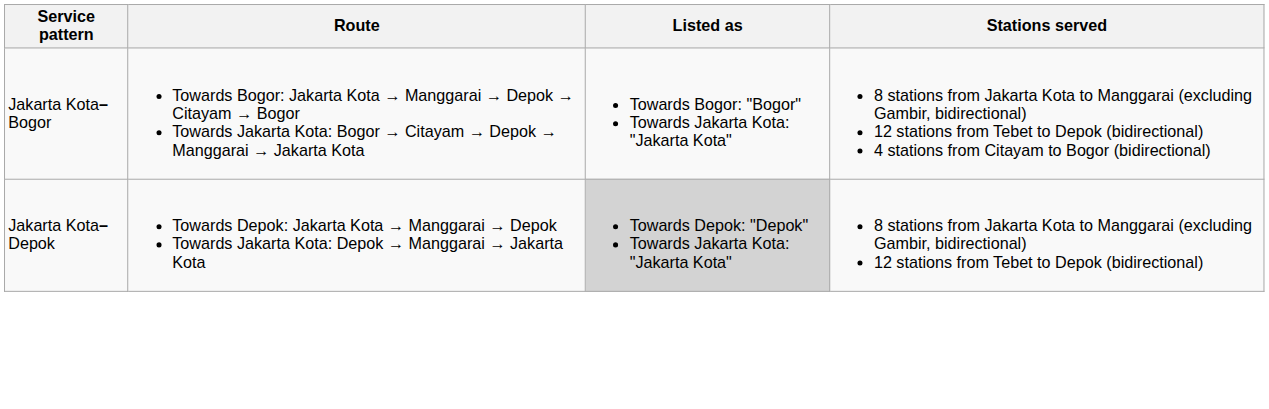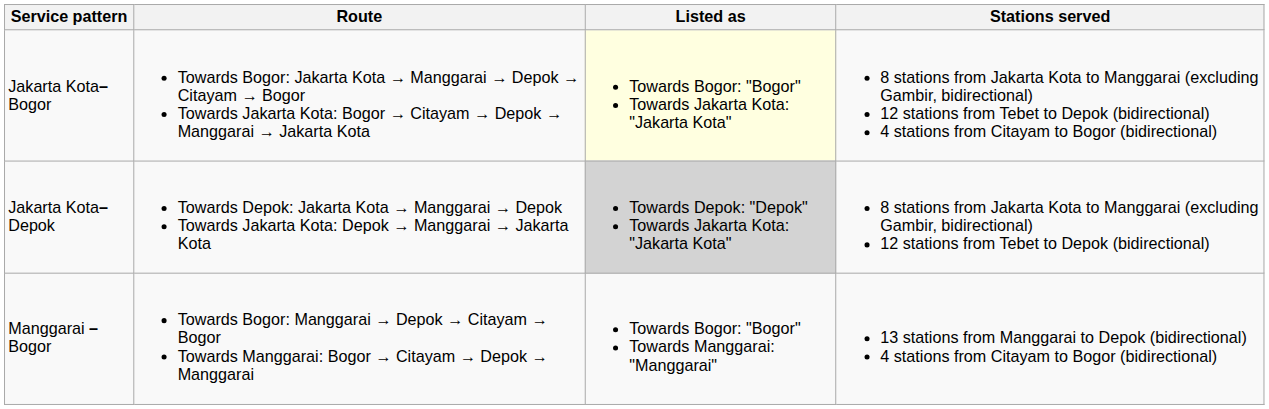(708, 123) no background -> (711, 105) lightyellow background
+ row: (53, 338)
